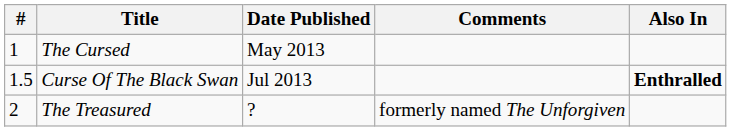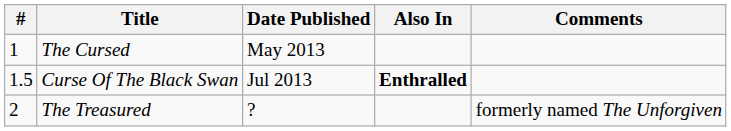columns swapped: (678, 19) <-> (502, 19)
